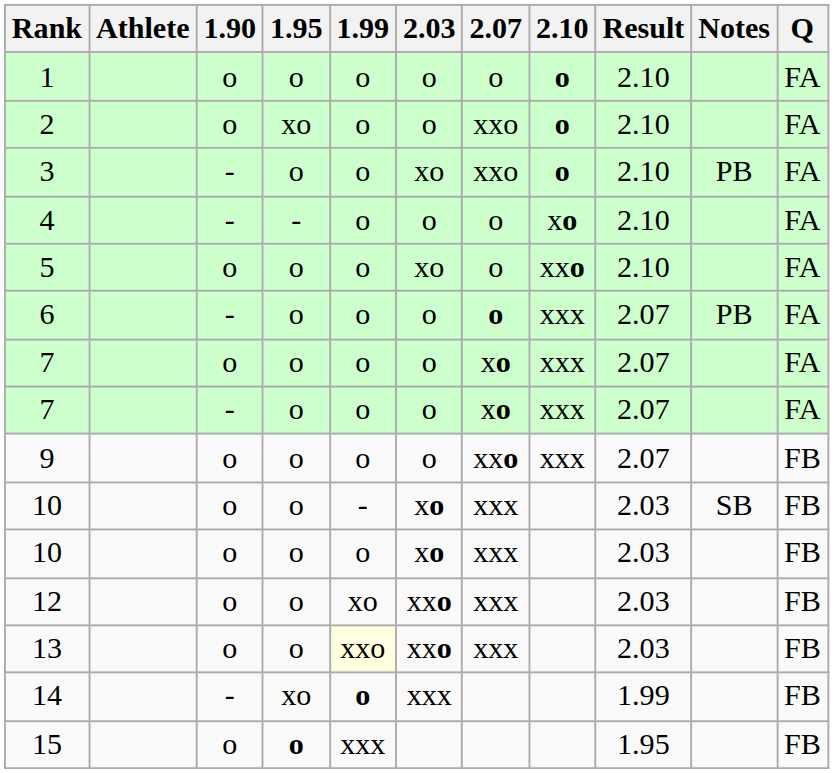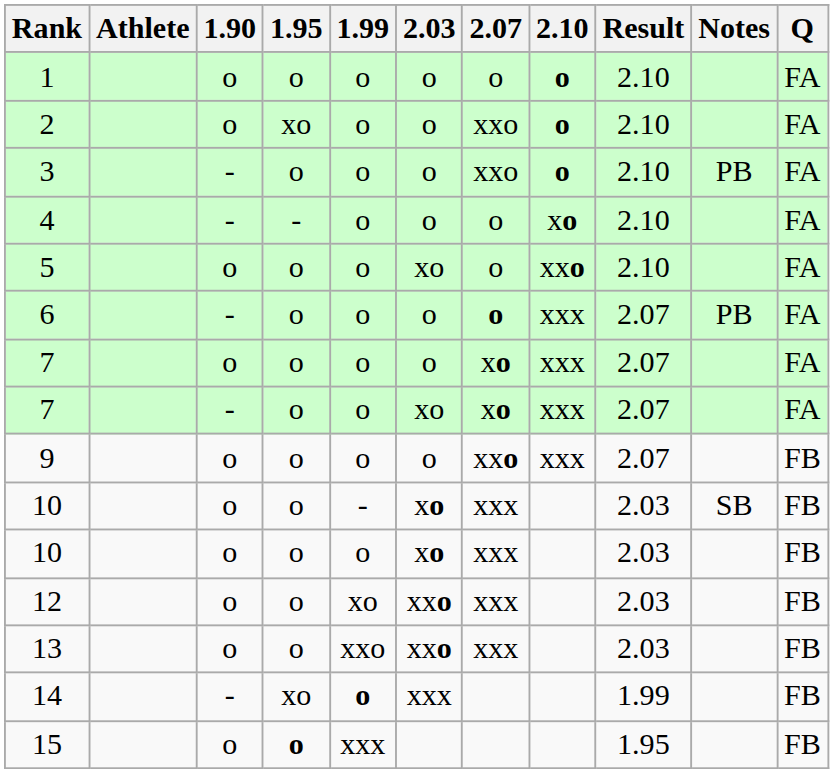(429, 171) xo -> (429, 171) o
(429, 409) o -> (429, 409) xo
(363, 648) lightyellow background -> (363, 648) no background
